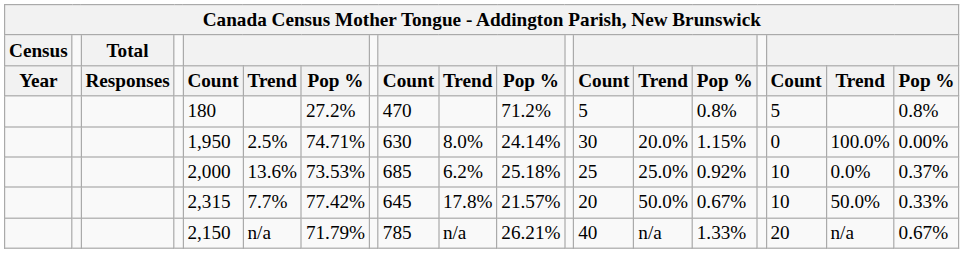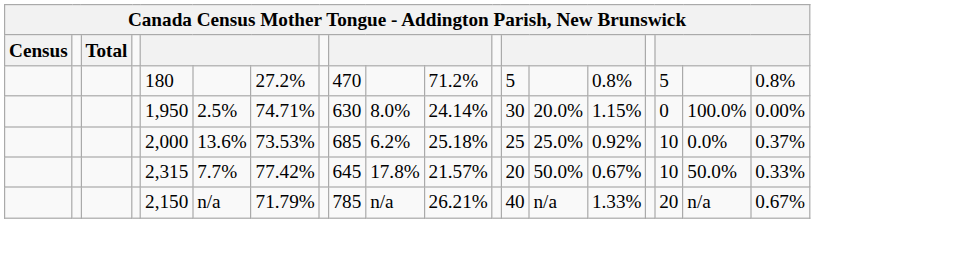- row: (38, 80)
